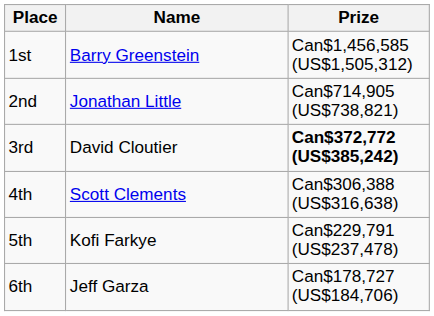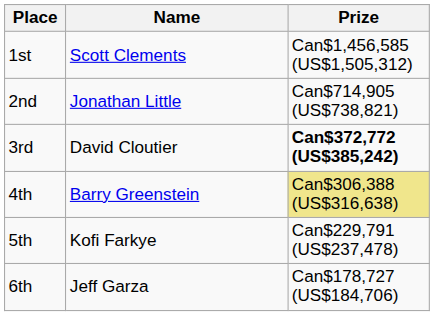(135, 54) Barry Greenstein -> (128, 54) Scott Clements
(128, 194) Scott Clements -> (135, 194) Barry Greenstein
(345, 194) no background -> (345, 194) khaki background
